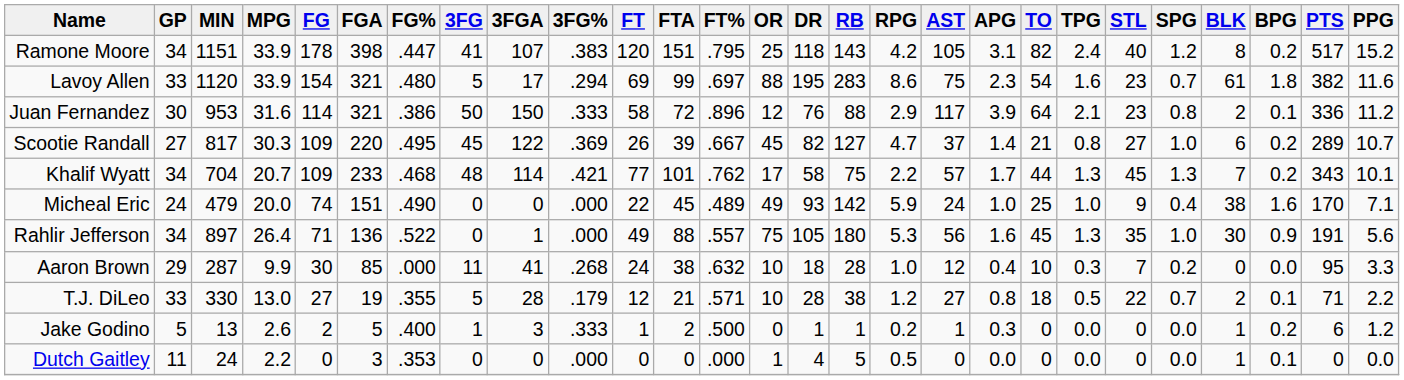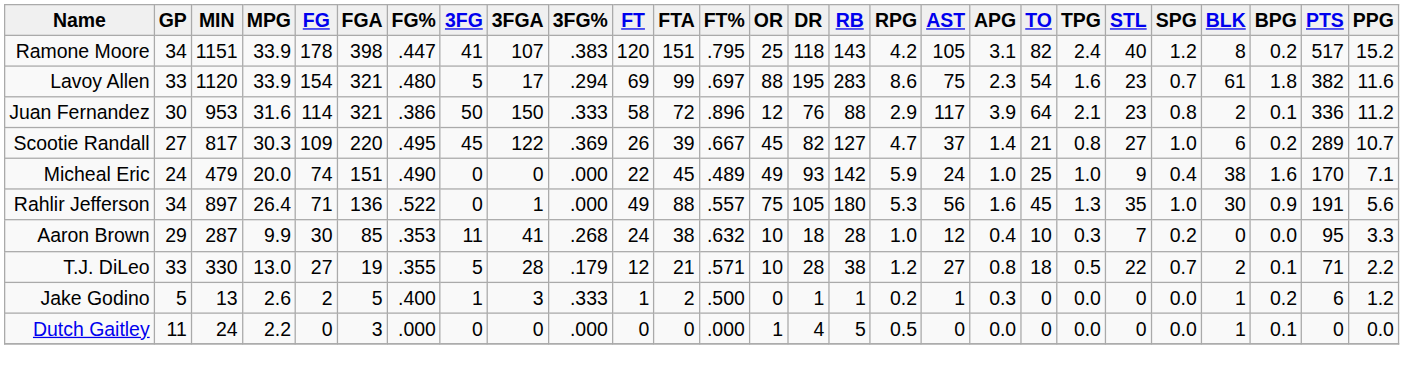- row: (98, 174)
(417, 267) .000 -> (417, 236) .353
(417, 359) .353 -> (417, 328) .000
